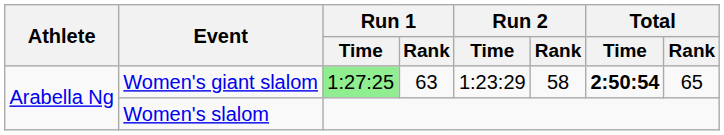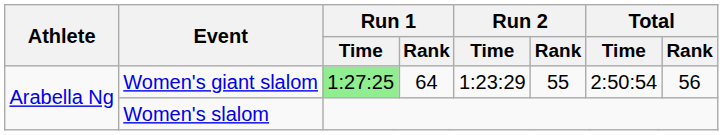(427, 82) 63 -> (427, 82) 64
(558, 82) 58 -> (558, 82) 55
(625, 82) bold -> (624, 82) normal
(692, 82) 65 -> (690, 82) 56
